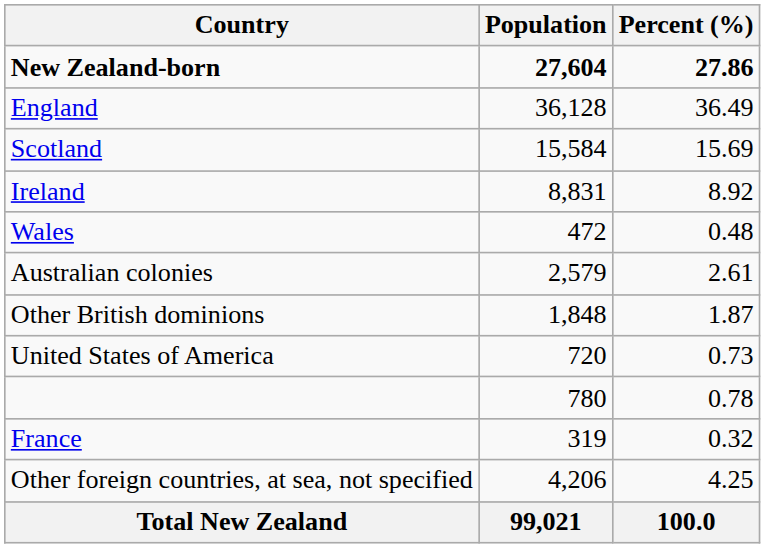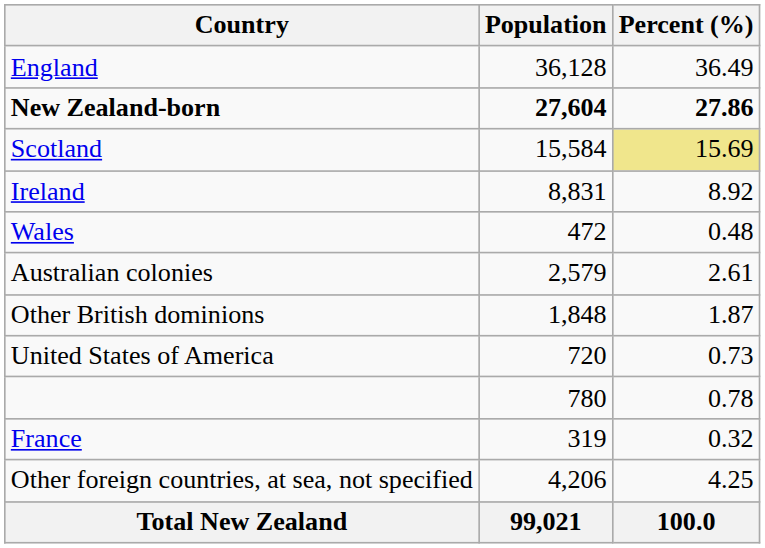rows swapped: (116, 66) <-> (54, 107)
(724, 149) no background -> (724, 149) khaki background
